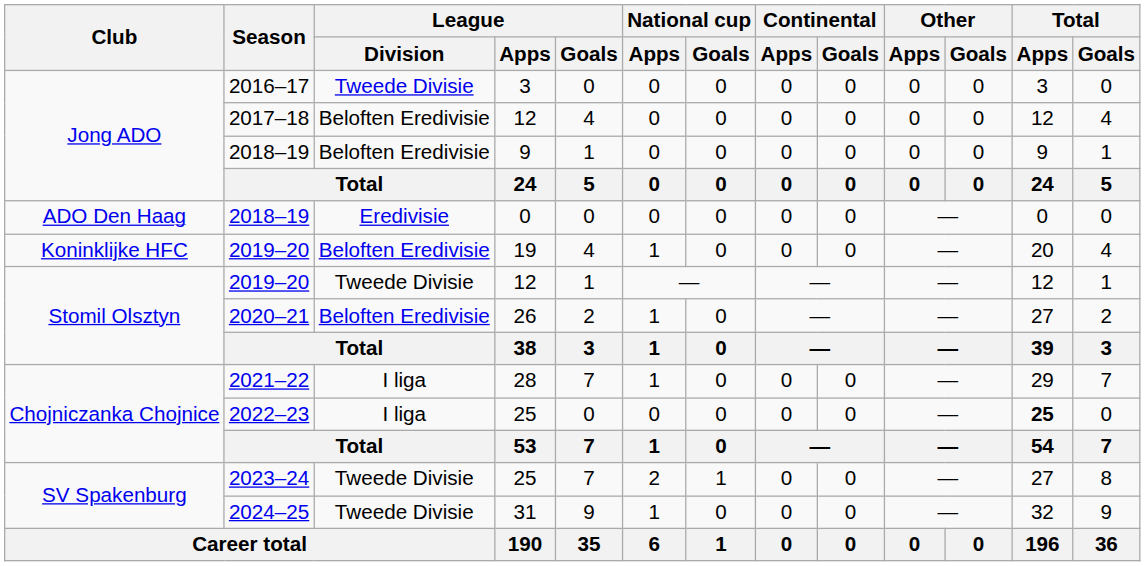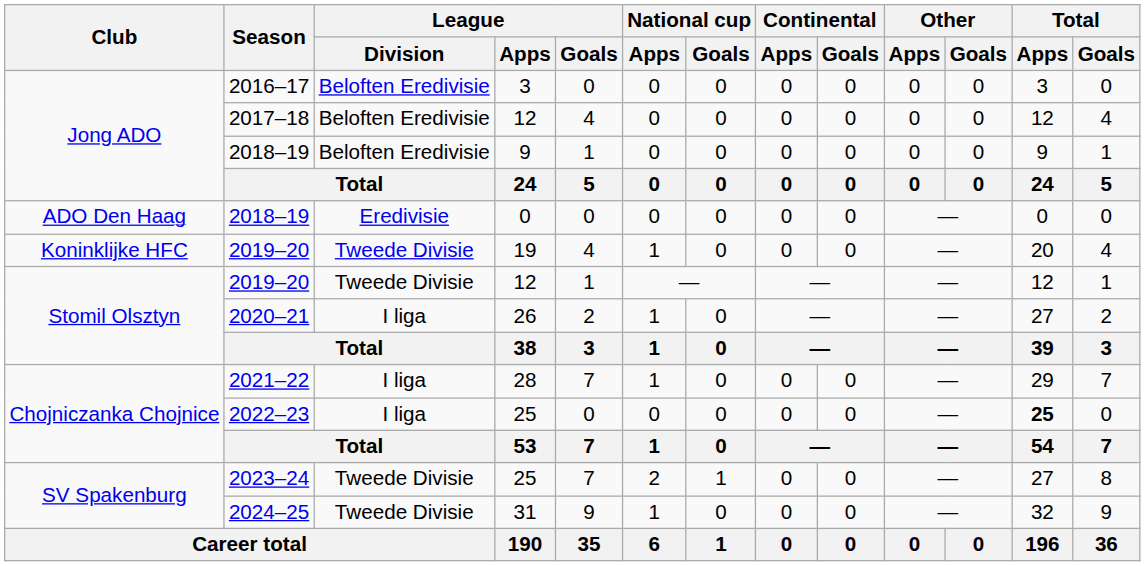(404, 86) Tweede Divisie -> (404, 86) Beloften Eredivisie
(404, 250) Beloften Eredivisie -> (404, 250) Tweede Divisie
(404, 315) Beloften Eredivisie -> (404, 315) I liga
